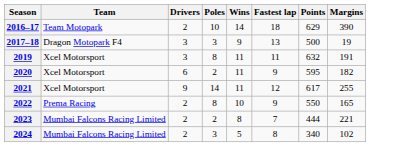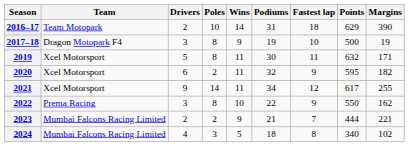+ column: (271, 11)
(215, 42) 3 -> (215, 42) 8
(275, 42) 13 -> (314, 42) 10
(185, 57) 3 -> (185, 57) 5
(346, 57) 191 -> (385, 57) 171
(185, 103) 2 -> (185, 103) 3
(346, 103) 165 -> (385, 103) 162
(239, 118) 8 -> (239, 118) 9
(185, 133) 2 -> (185, 133) 4
